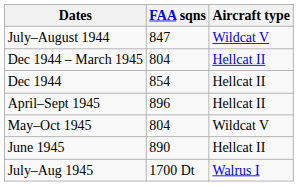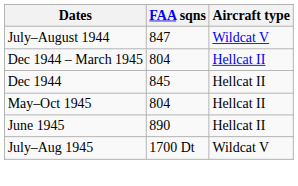(160, 81) 854 -> (160, 81) 845
- row: (54, 103)
(241, 125) Wildcat V -> (239, 103) Hellcat II
(236, 170) Walrus I -> (241, 147) Wildcat V
